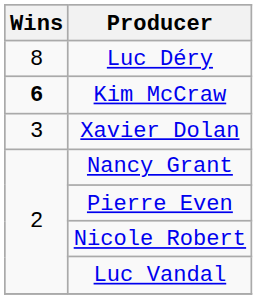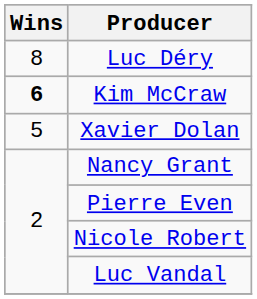(37, 131) 3 -> (37, 131) 5
